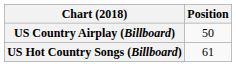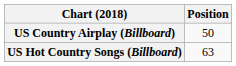(208, 52) 61 -> (208, 52) 63
